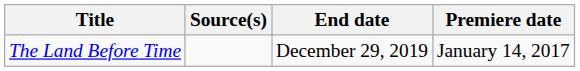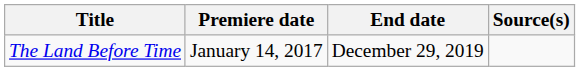columns swapped: (503, 19) <-> (228, 19)
